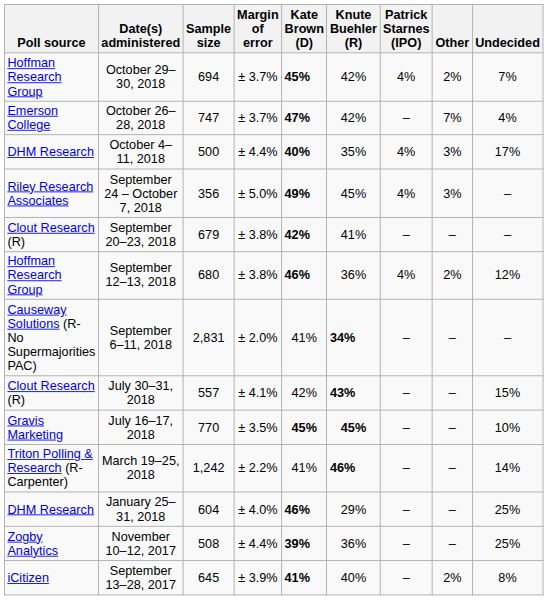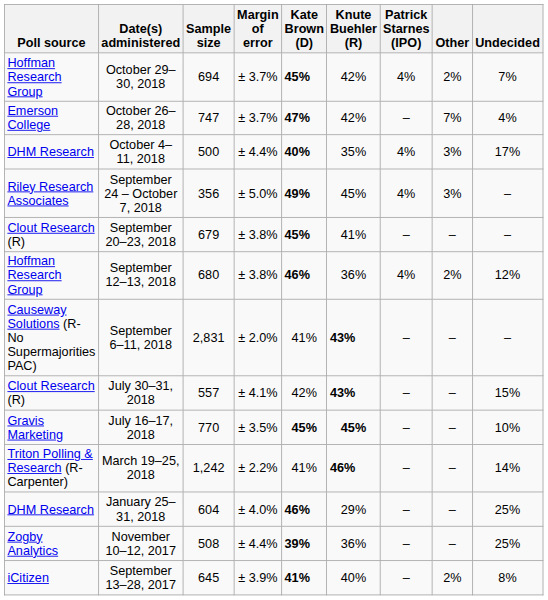(297, 235) 42% -> (297, 235) 45%
(343, 338) 34% -> (343, 338) 43%
